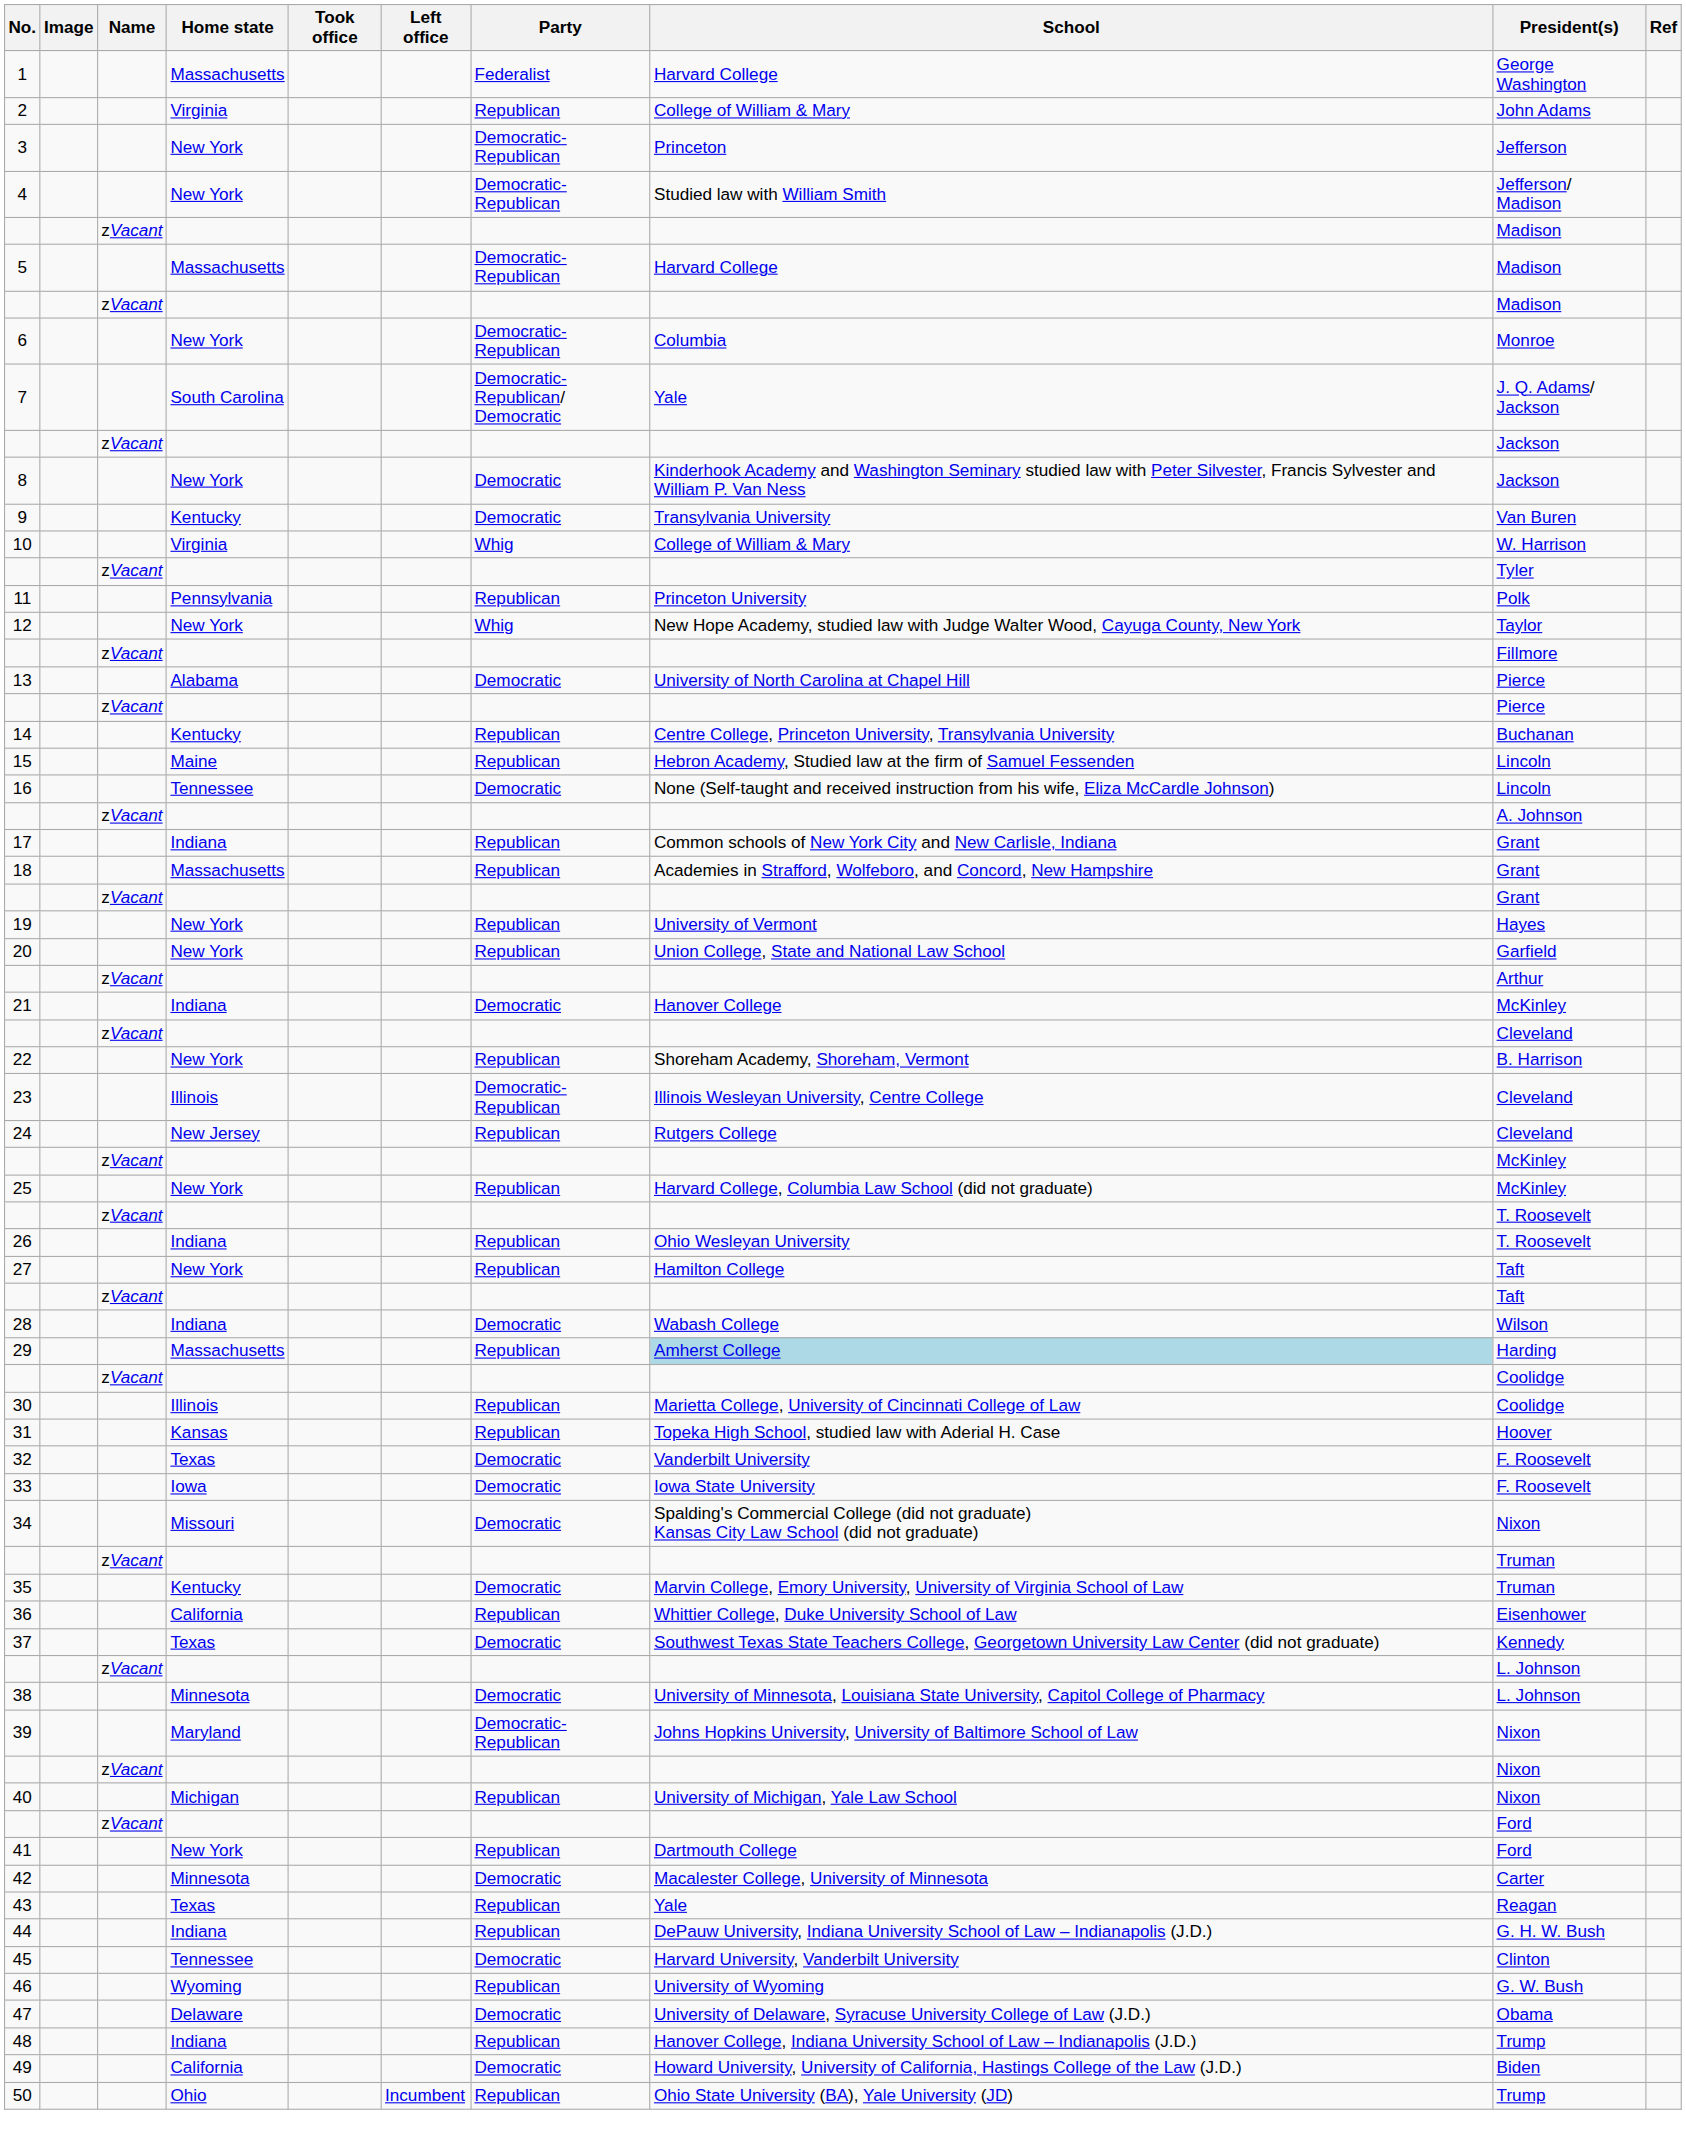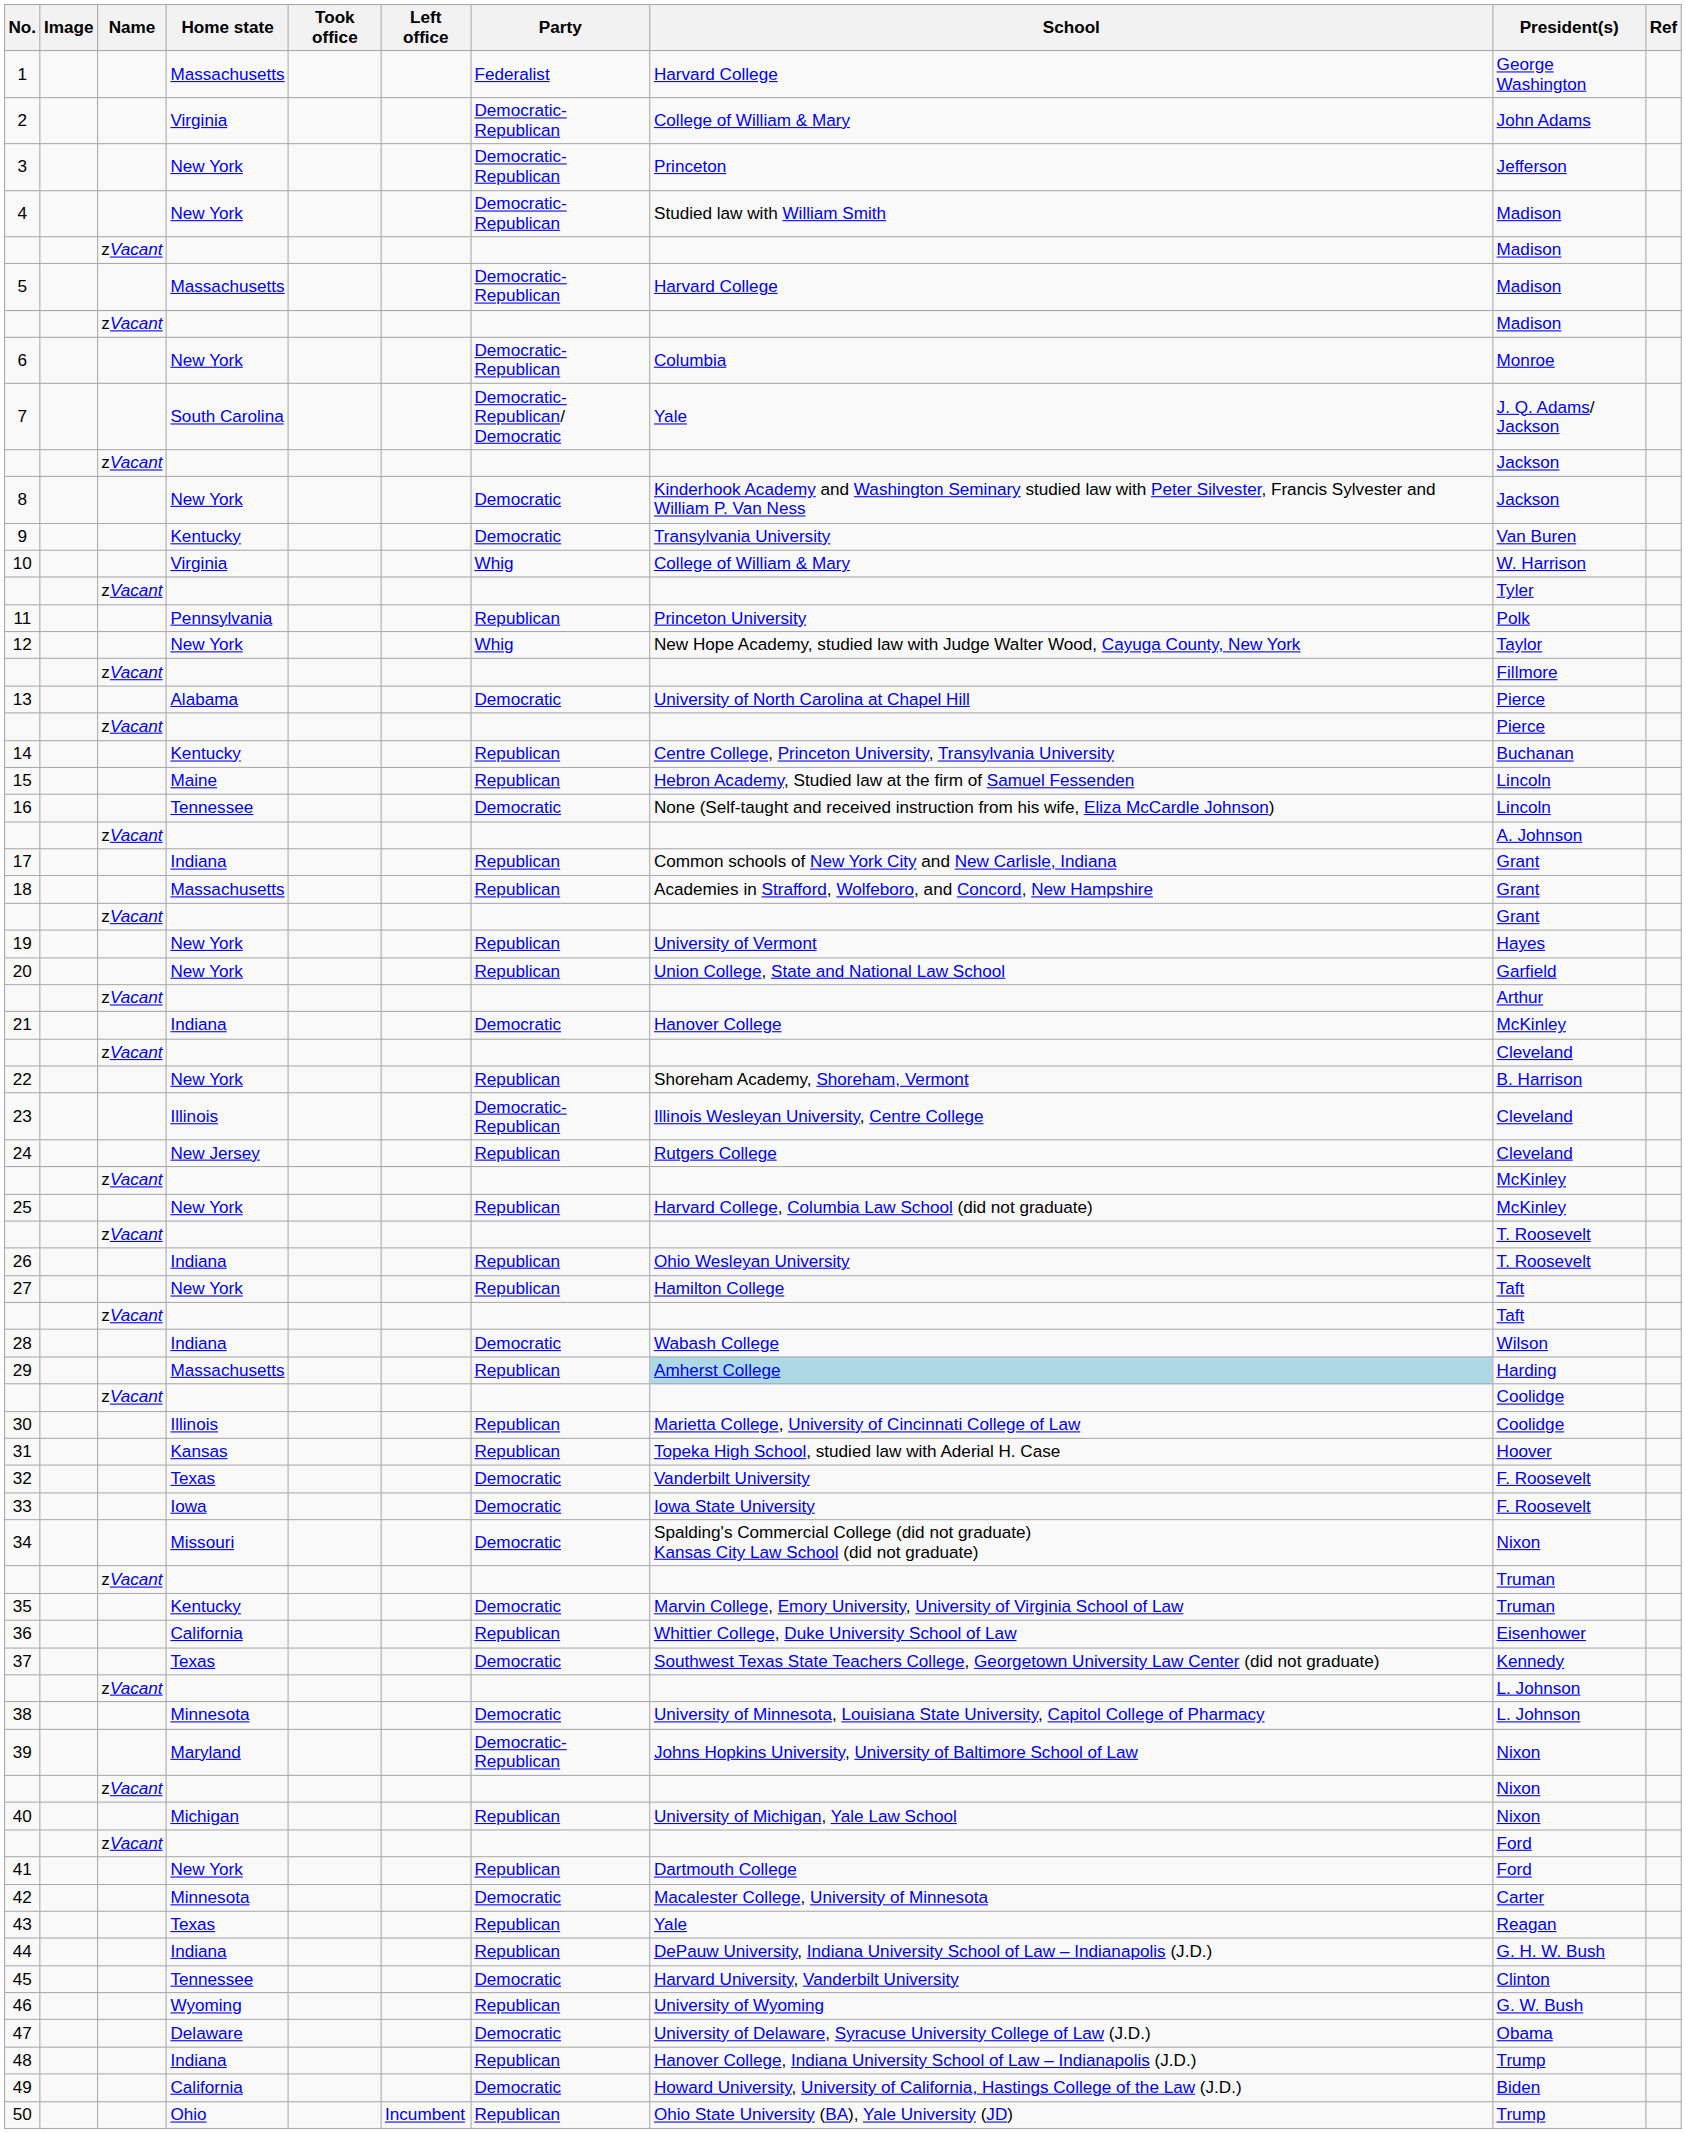(517, 110) Republican -> (521, 120) Democratic-Republican
(1534, 194) Jefferson/ Madison -> (1529, 213) Madison
